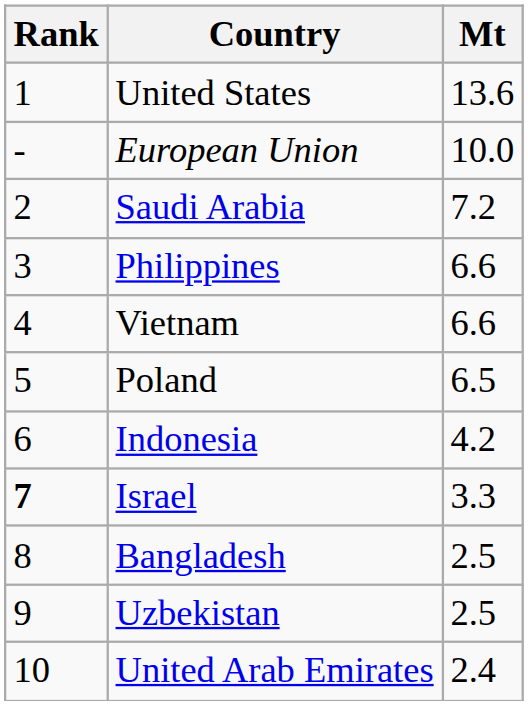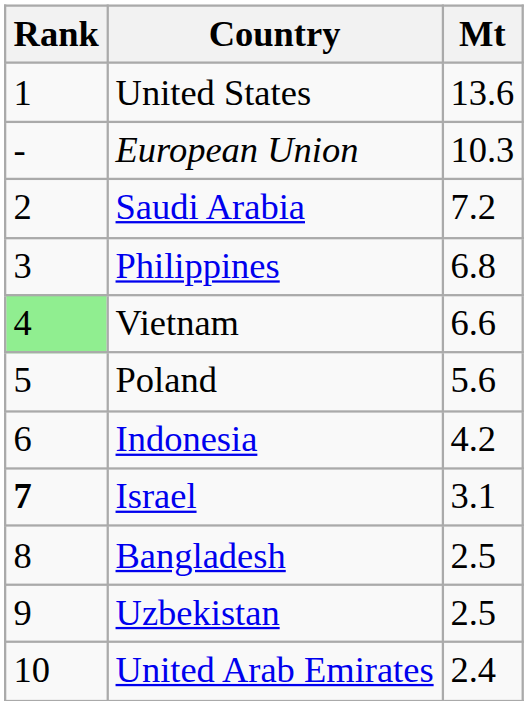(482, 149) 10.0 -> (482, 149) 10.3
(473, 265) 6.6 -> (473, 265) 6.8
(23, 323) no background -> (23, 323) lightgreen background
(473, 381) 6.5 -> (473, 381) 5.6
(473, 496) 3.3 -> (473, 496) 3.1
